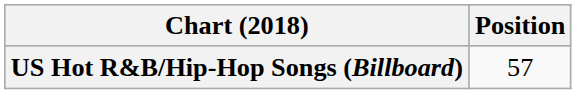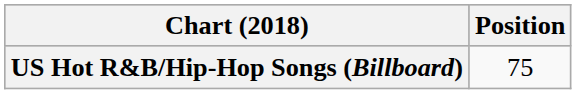(520, 66) 57 -> (520, 66) 75
